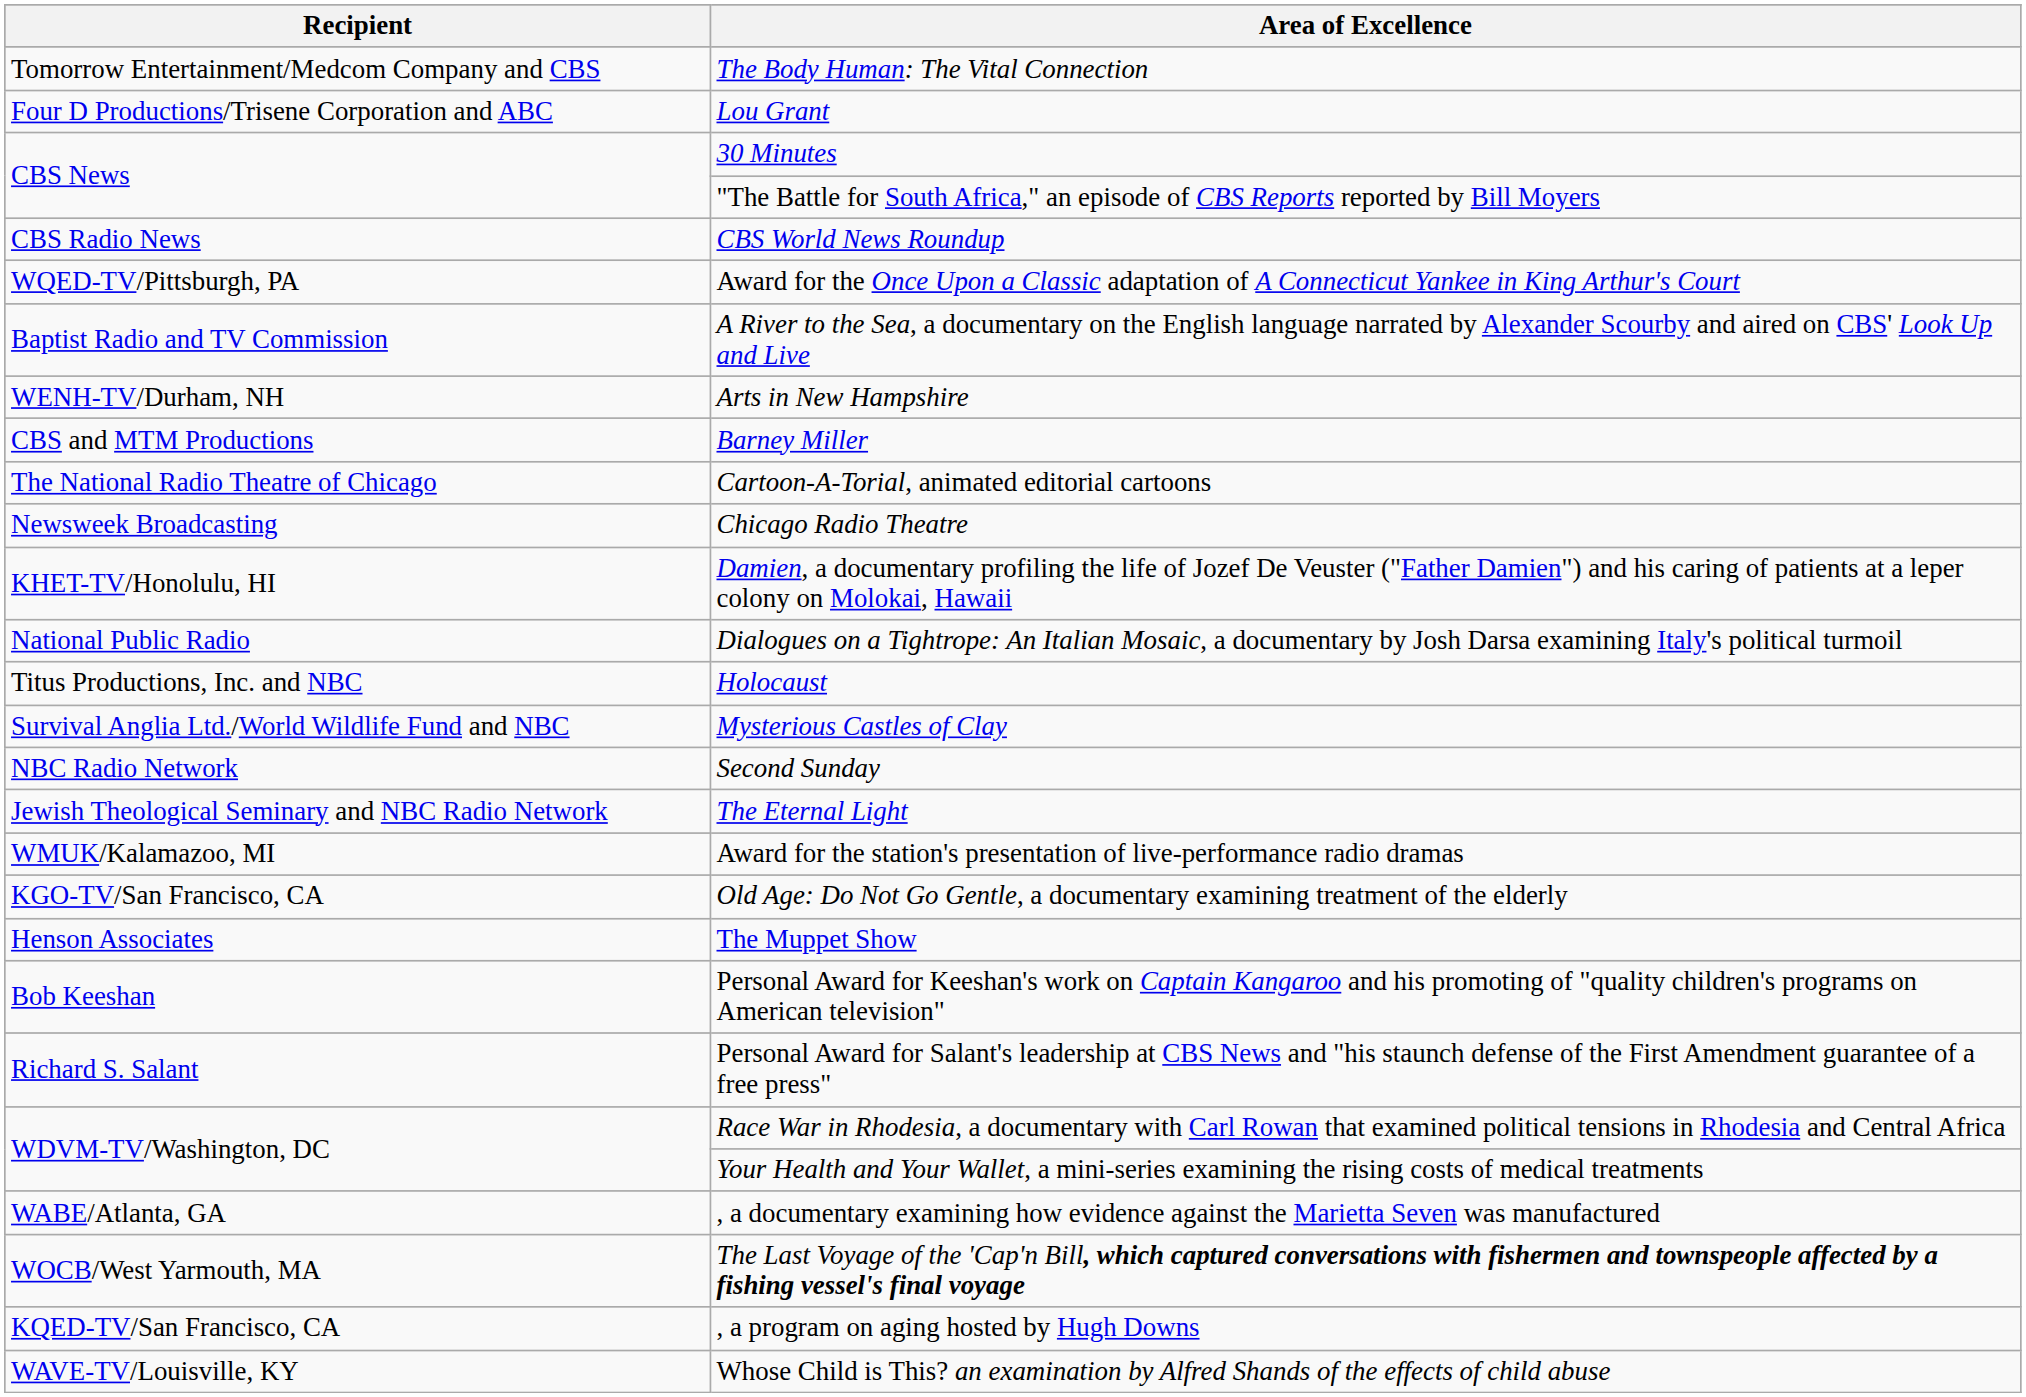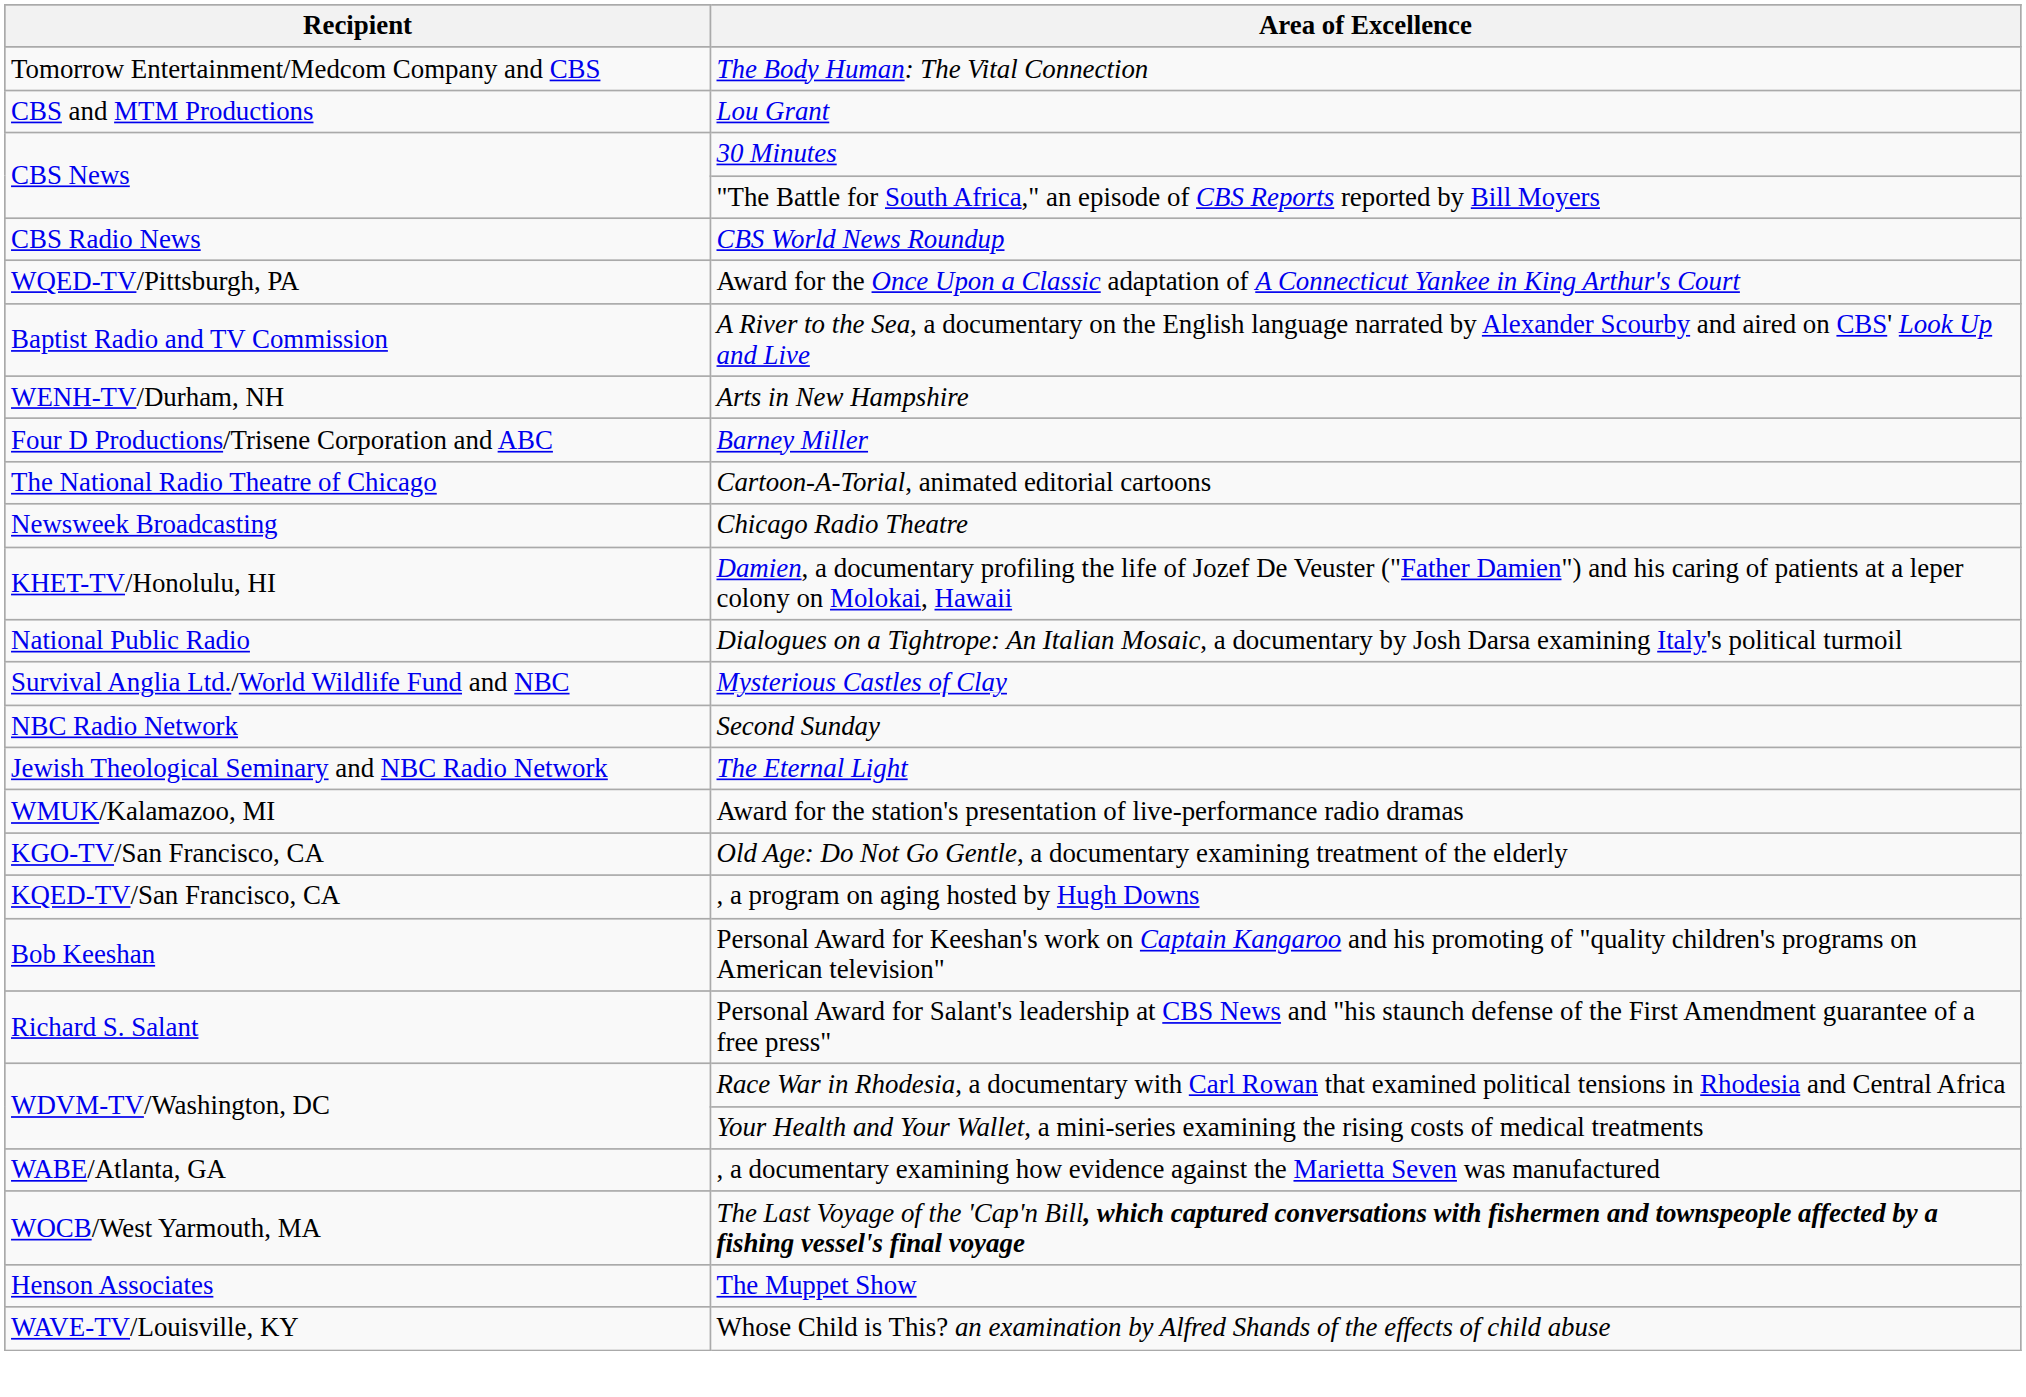(282, 111) Four D Productions/Trisene Corporation and ABC -> (162, 111) CBS and MTM Productions
(162, 439) CBS and MTM Productions -> (282, 439) Four D Productions/Trisene Corporation and ABC
- row: (772, 683)
rows swapped: (958, 1328) <-> (817, 938)
